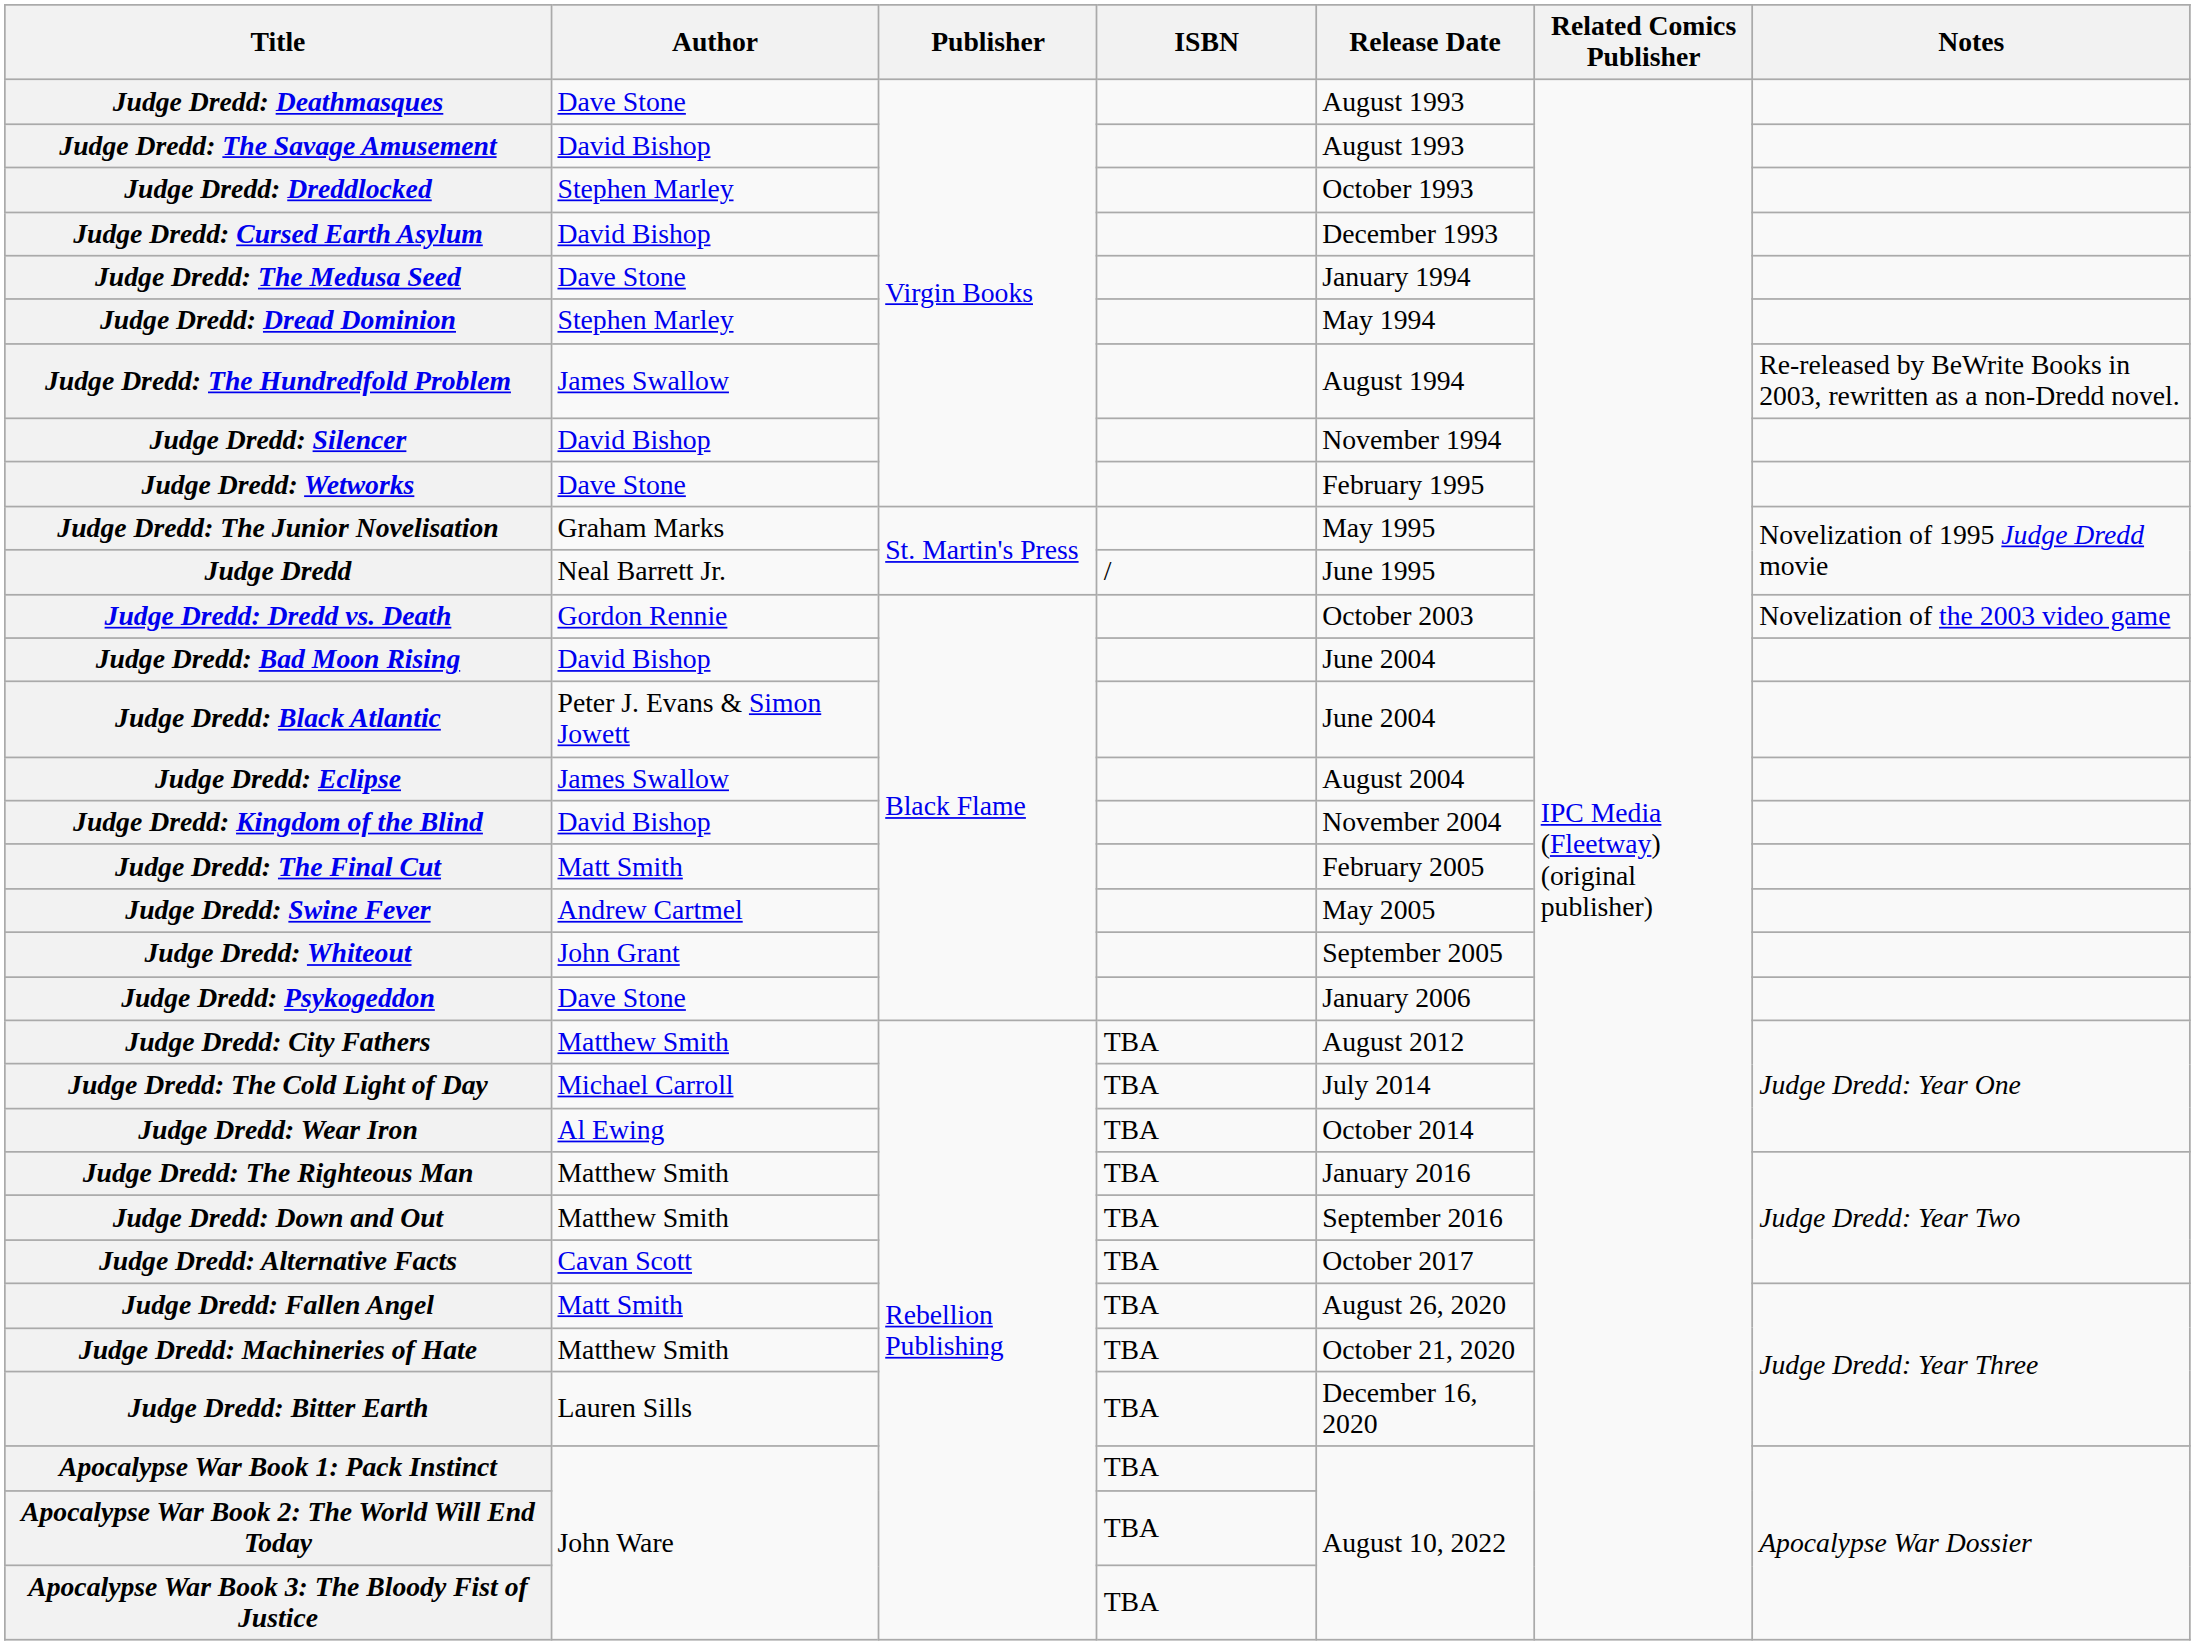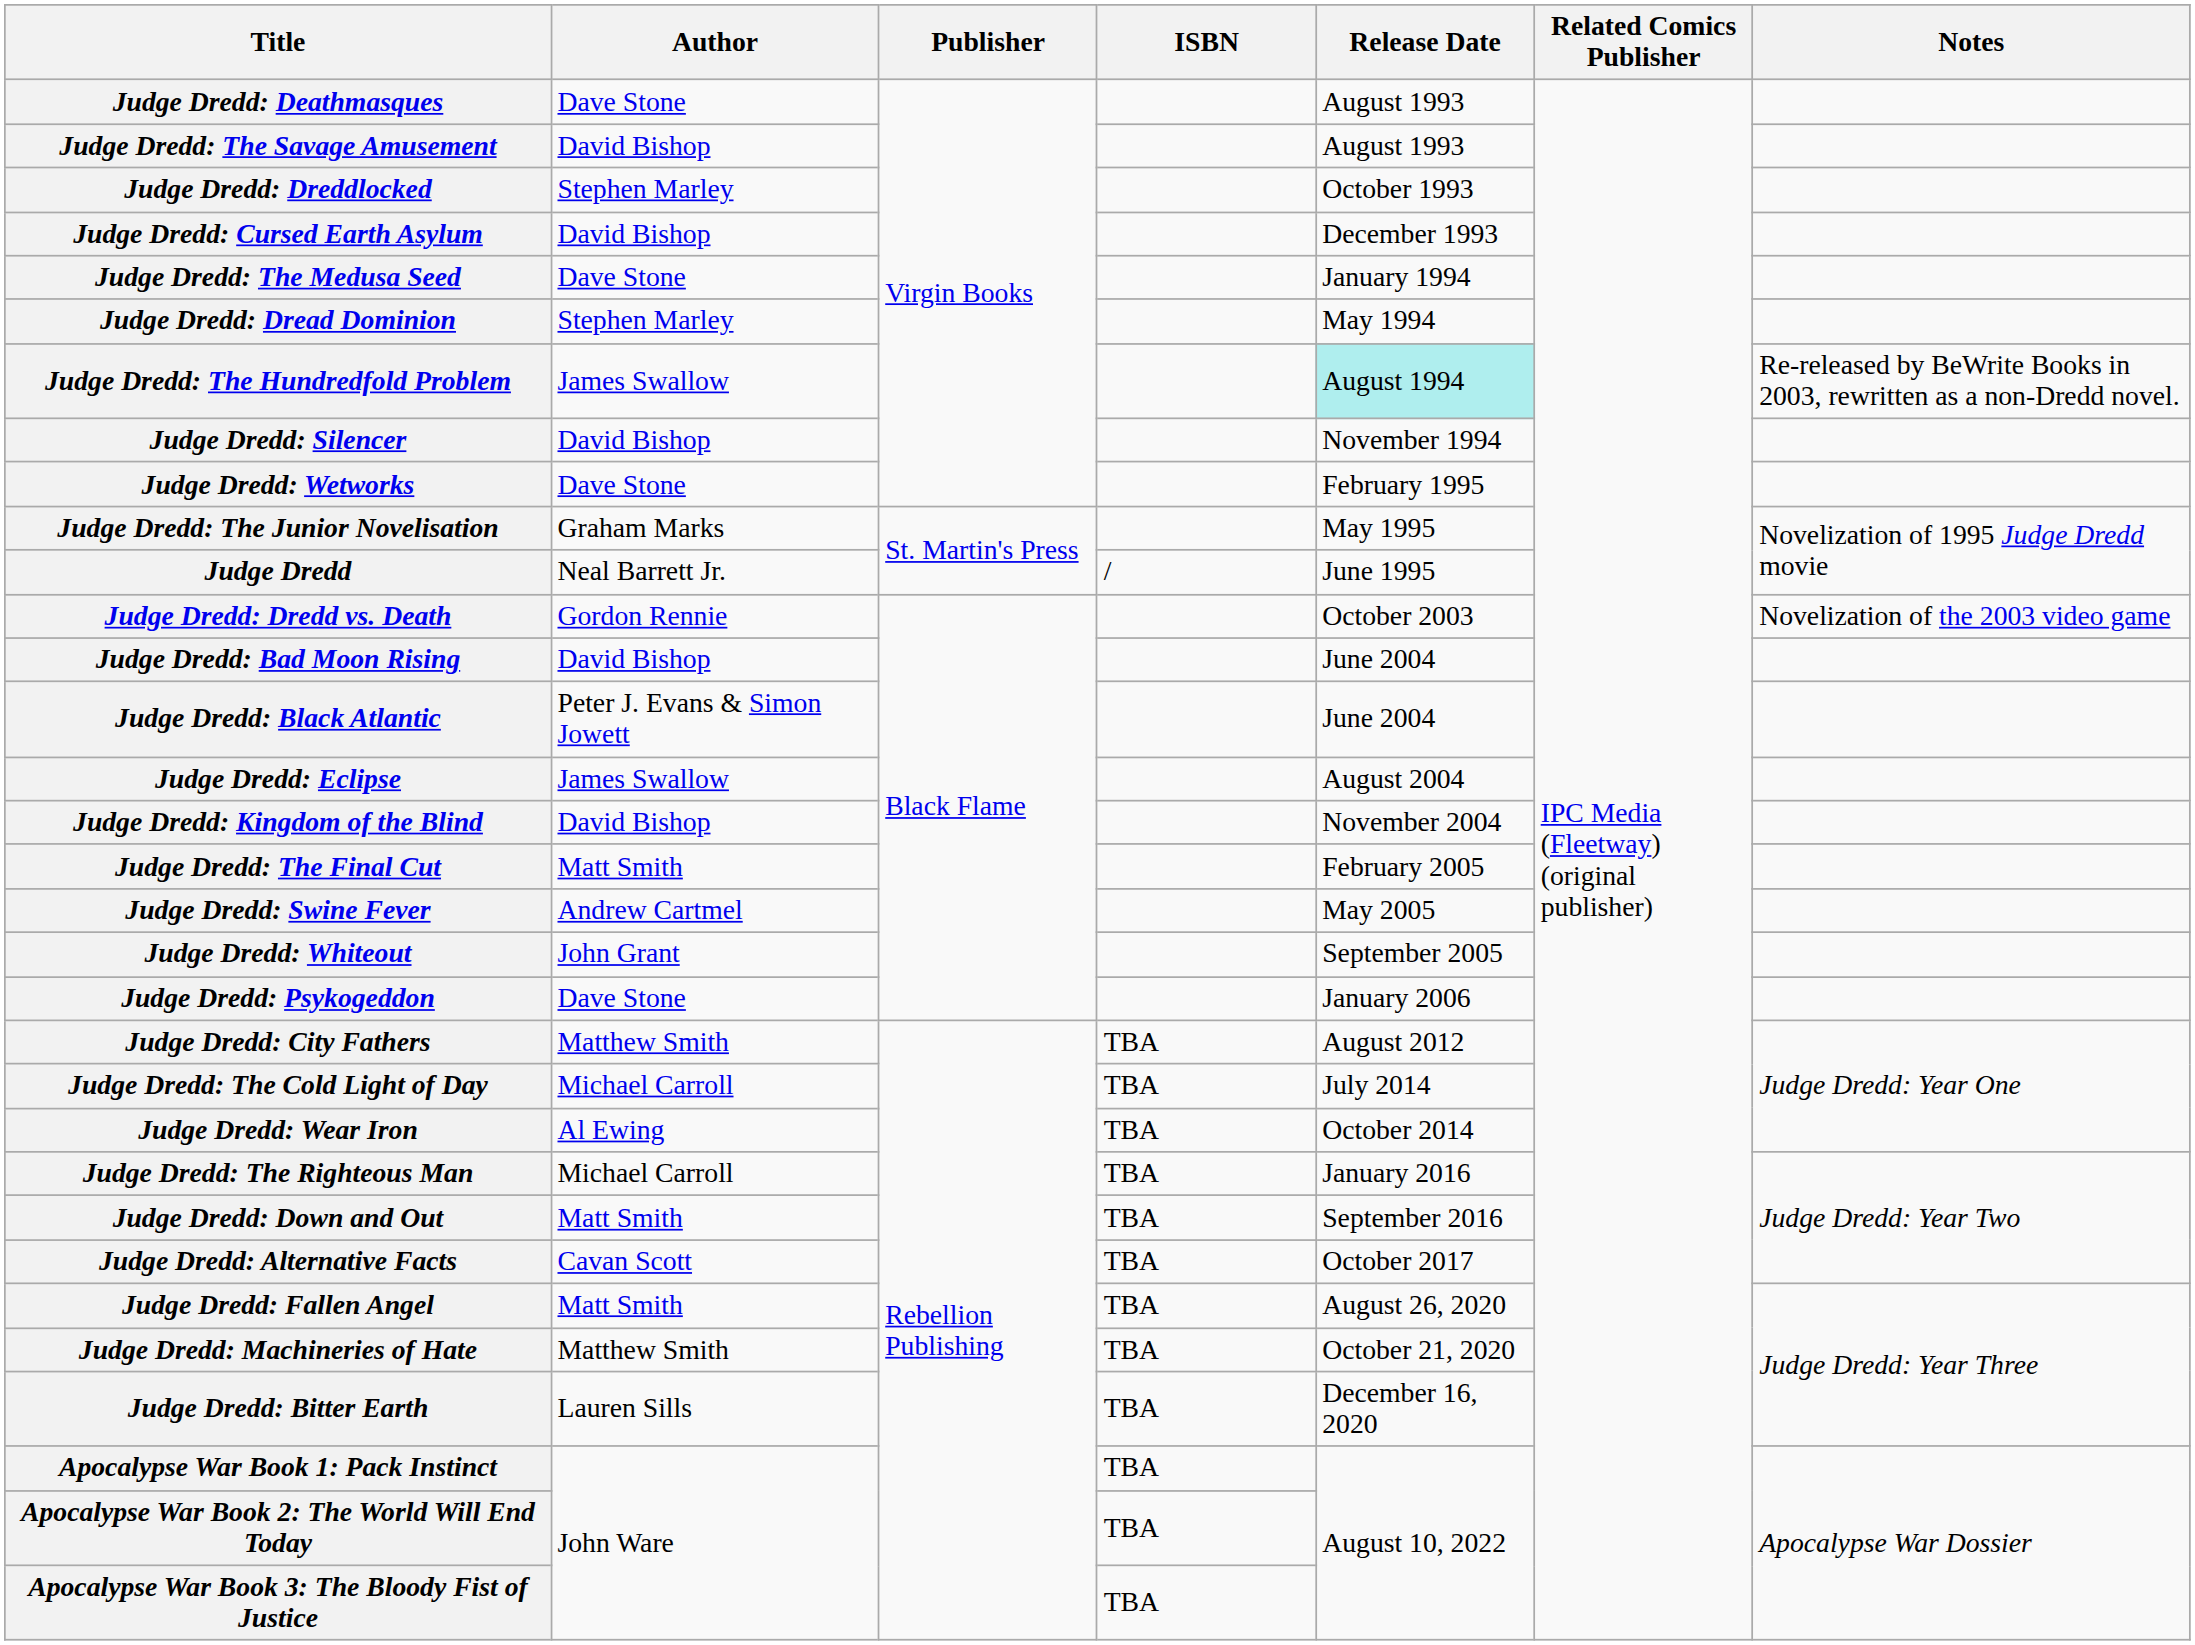(1393, 380) no background -> (1393, 380) paleturquoise background
(643, 1173) Matthew Smith -> (646, 1173) Michael Carroll
(643, 1217) Matthew Smith -> (620, 1217) Matt Smith
